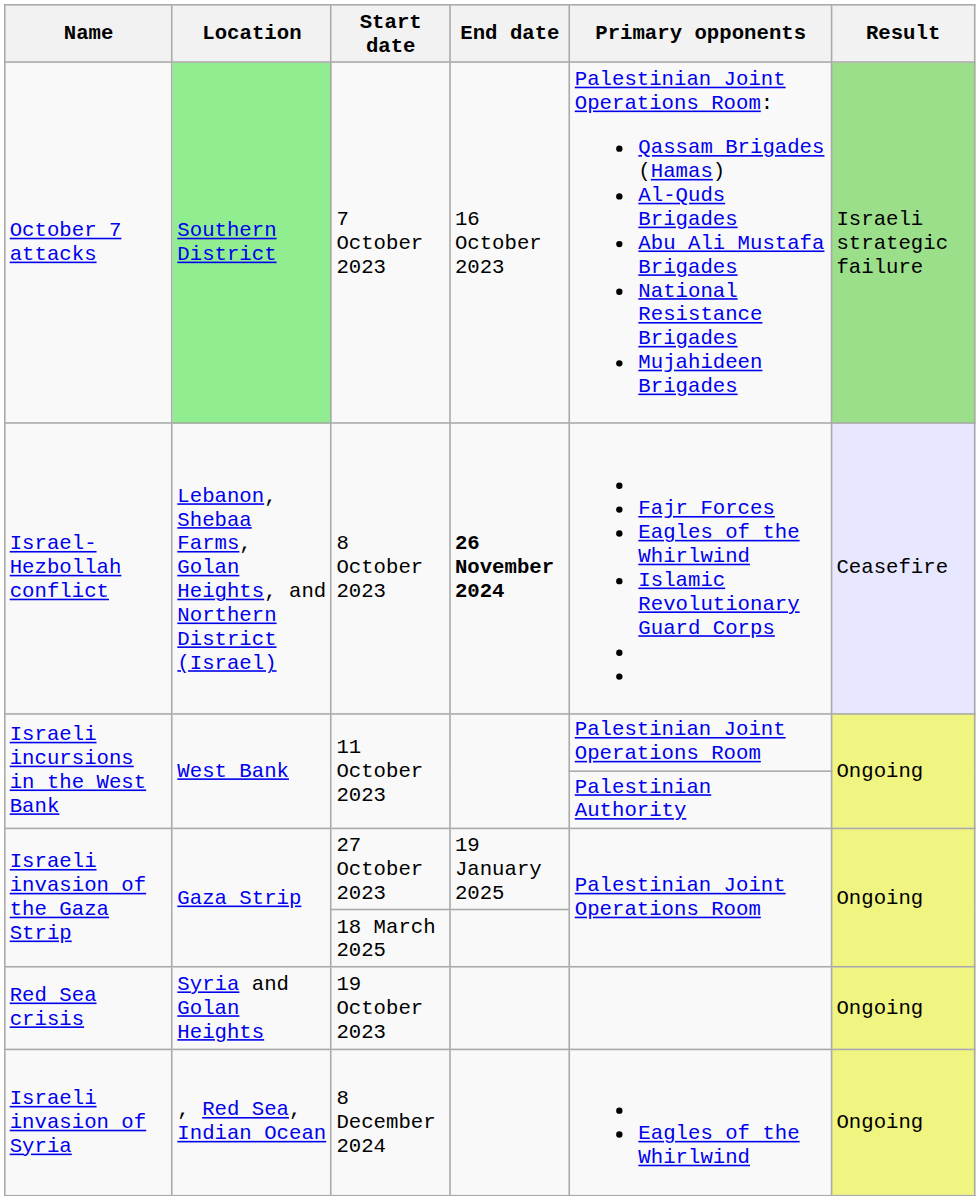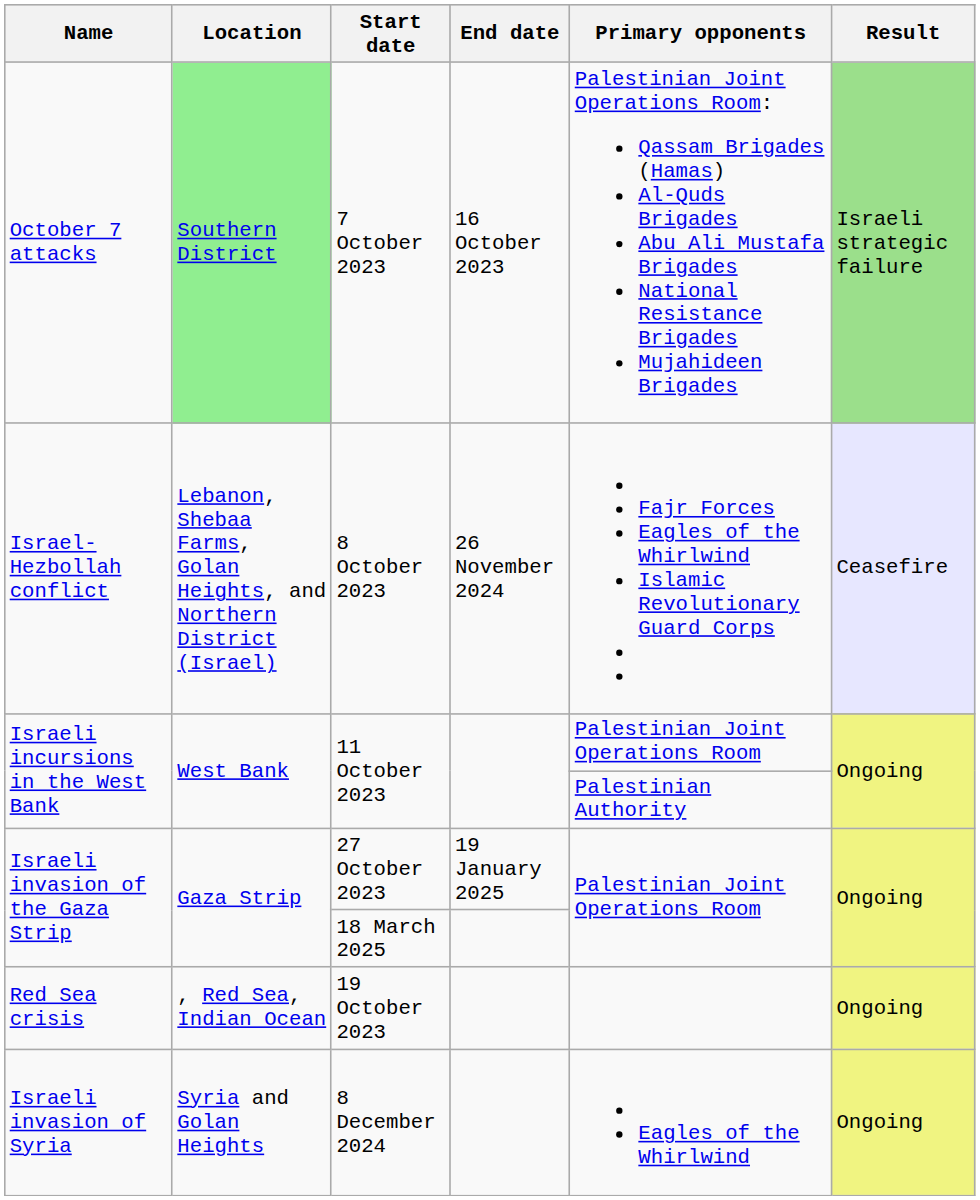(505, 568) bold -> (505, 568) normal
(233, 1008) Syria and Golan Heights -> (252, 1008) , Red Sea, Indian Ocean
(252, 1122) , Red Sea, Indian Ocean -> (233, 1122) Syria and Golan Heights
